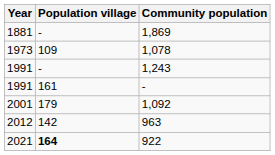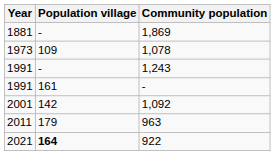(48, 104) 179 -> (48, 104) 142
(20, 123) 2012 -> (19, 123) 2011
(48, 123) 142 -> (48, 123) 179
